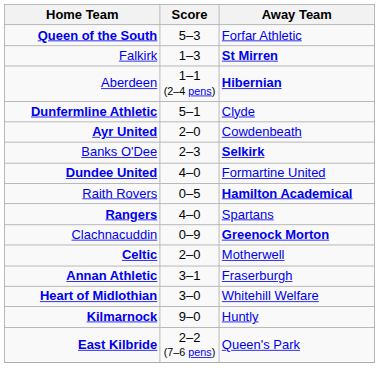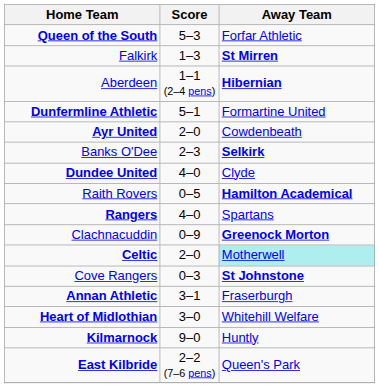(238, 111) Clyde -> (274, 111) Formartine United
(274, 173) Formartine United -> (238, 173) Clyde
(253, 255) no background -> (253, 255) paleturquoise background
+ row: (116, 276)
